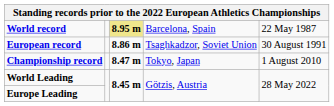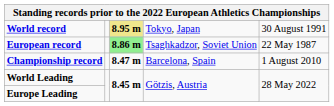(181, 28) Barcelona, Spain -> (173, 28) Tokyo, Japan
(289, 28) 22 May 1987 -> (294, 28) 30 August 1991
(126, 45) no background -> (126, 45) lightgreen background
(294, 45) 30 August 1991 -> (289, 45) 22 May 1987
(173, 61) Tokyo, Japan -> (181, 61) Barcelona, Spain
